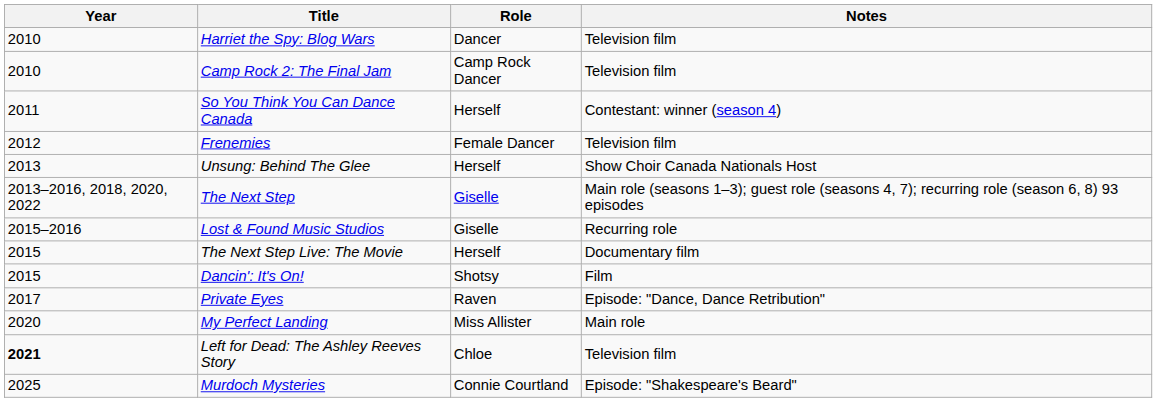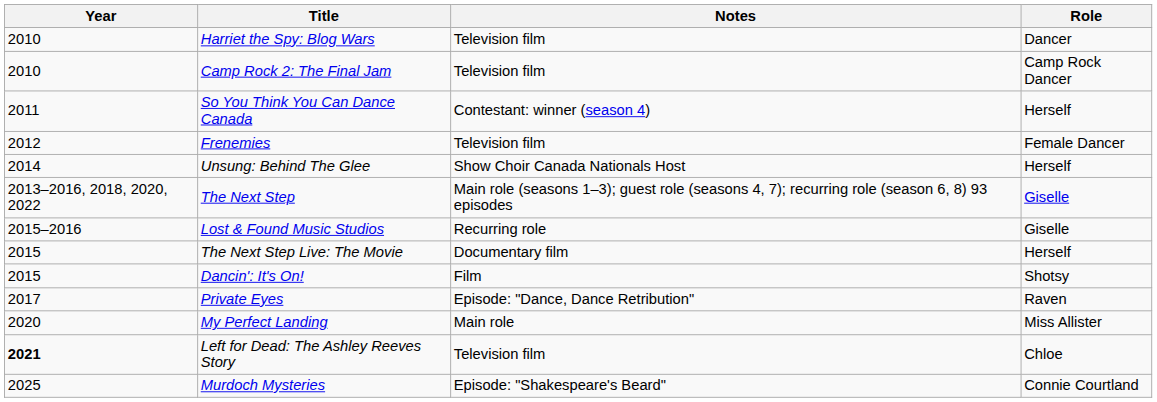columns swapped: (516, 16) <-> (866, 16)
(24, 166) 2013 -> (24, 166) 2014
